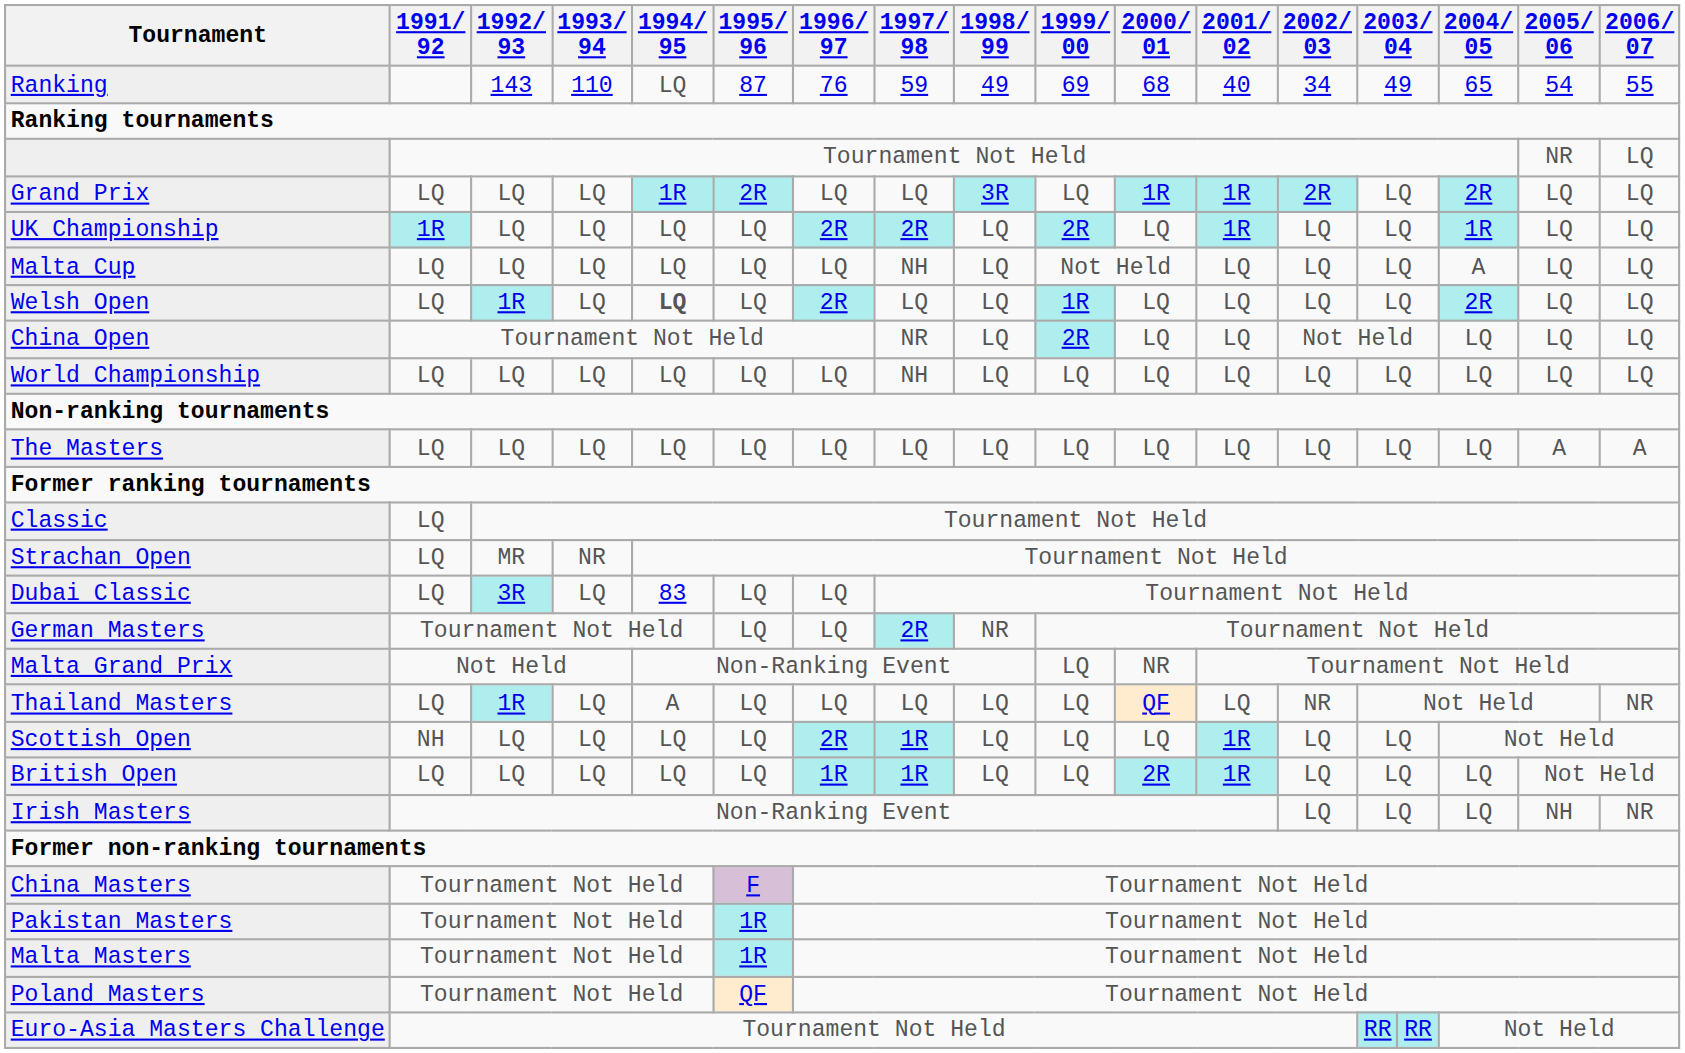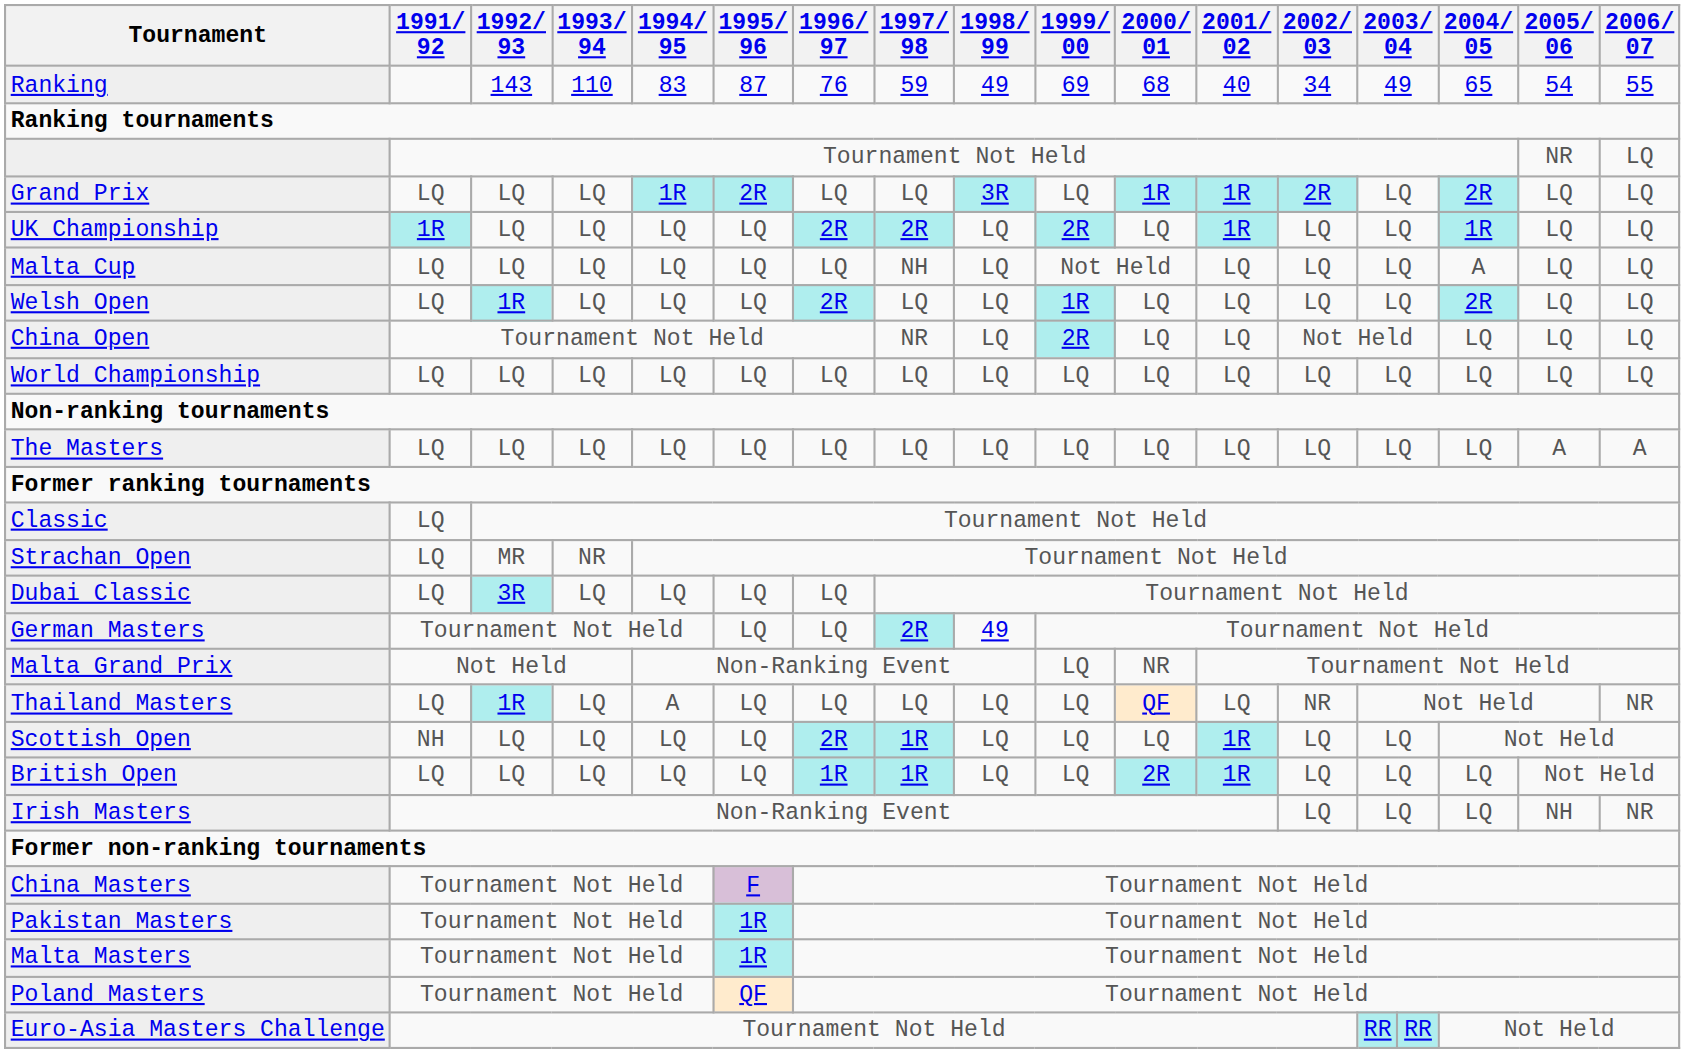(673, 85) LQ -> (673, 85) 83
(673, 303) bold -> (673, 303) normal
(914, 376) NH -> (914, 376) LQ
(673, 594) 83 -> (673, 594) LQ
(995, 630) NR -> (995, 630) 49
